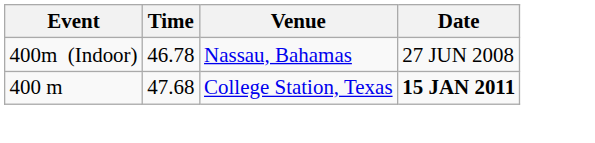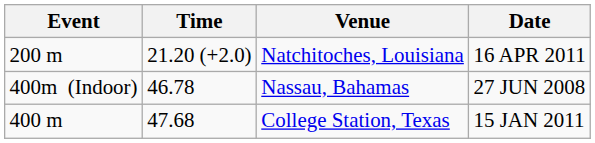+ row: (363, 54)
(459, 87) bold -> (529, 120) normal
